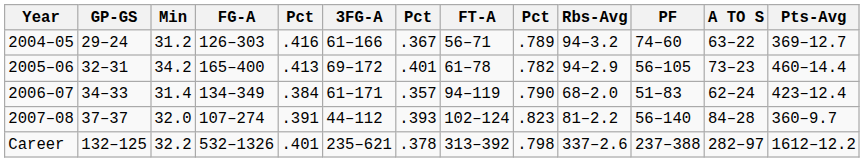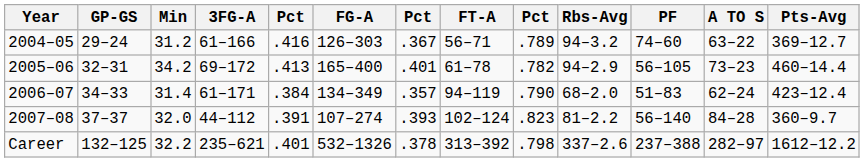columns swapped: (237, 17) <-> (359, 17)
